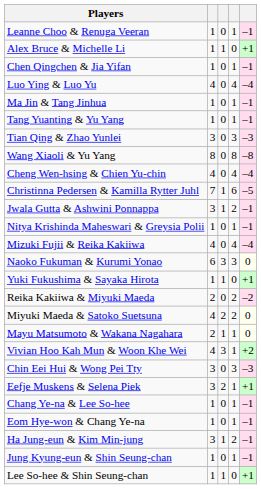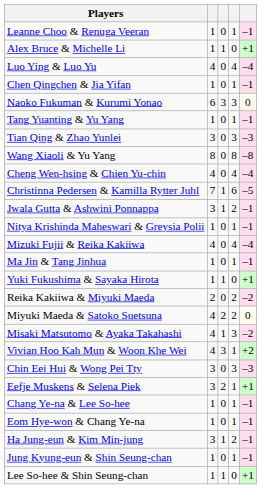rows swapped: (69, 66) <-> (52, 84)
rows swapped: (57, 102) <-> (85, 262)
- row: (95, 333)
+ row: (94, 333)
